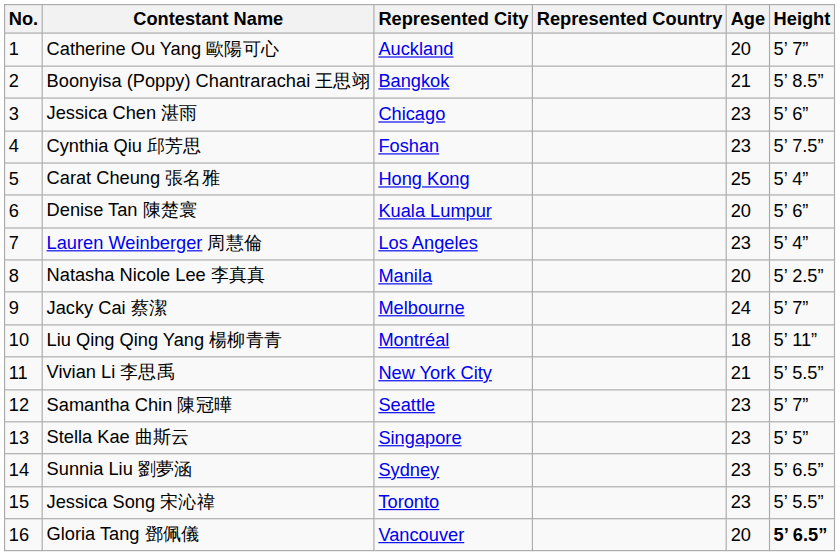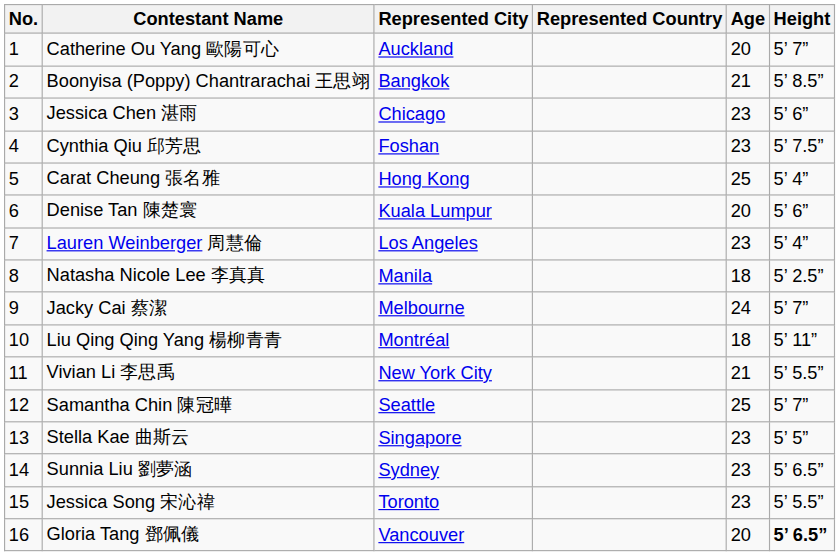(741, 276) 20 -> (741, 276) 18
(741, 405) 23 -> (741, 405) 25
